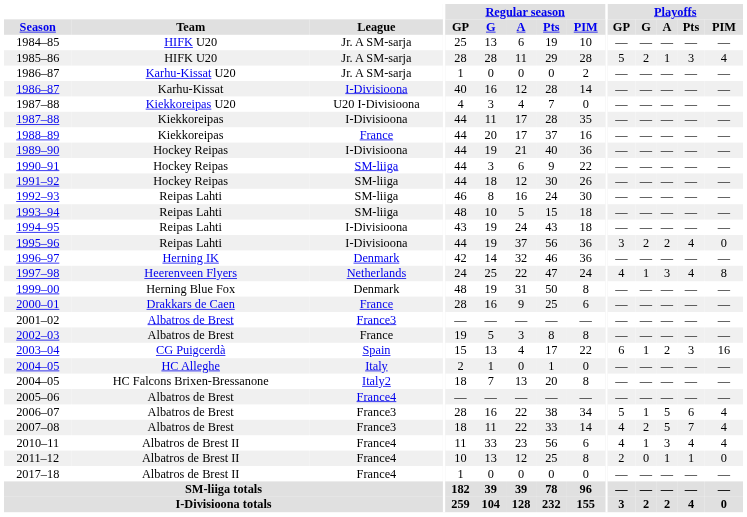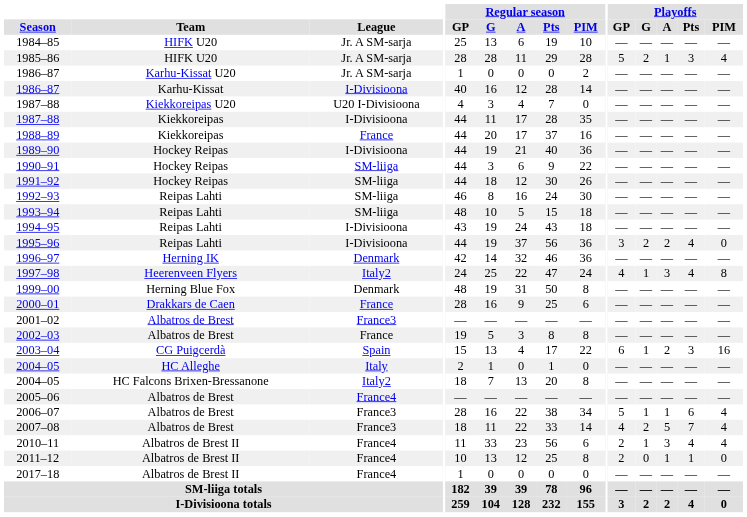(376, 273) Netherlands -> (376, 273) Italy2
(667, 412) 5 -> (667, 412) 1
(621, 443) 4 -> (621, 443) 2
